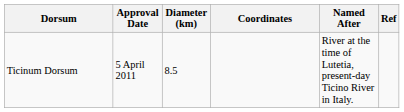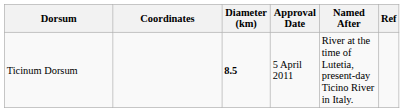columns swapped: (265, 18) <-> (138, 18)
(171, 70) normal -> (231, 70) bold
